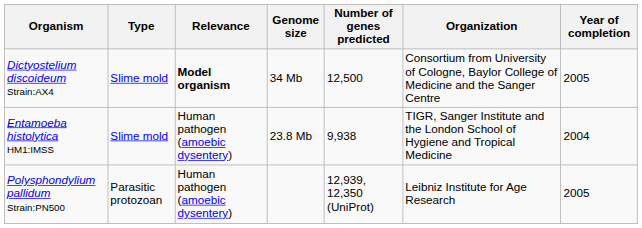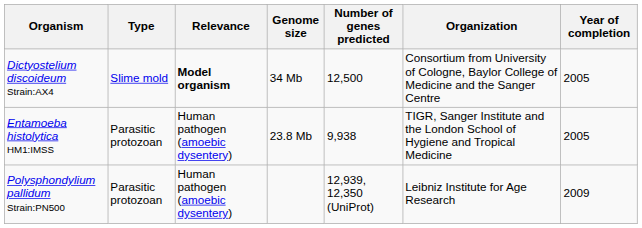(139, 136) Slime mold -> (136, 136) Parasitic protozoan
(577, 136) 2004 -> (577, 136) 2005
(577, 194) 2005 -> (577, 194) 2009
